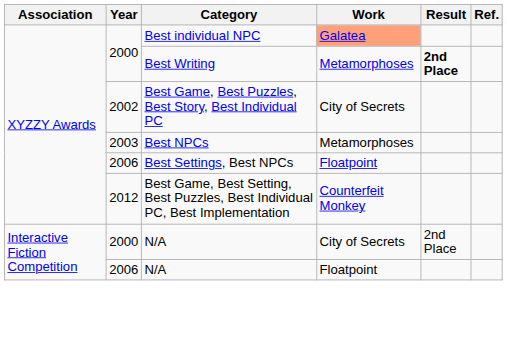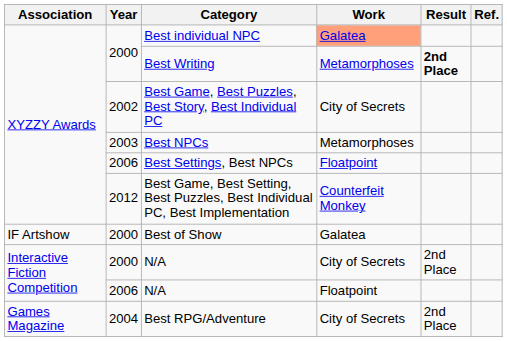+ row: (123, 234)
+ row: (123, 318)
